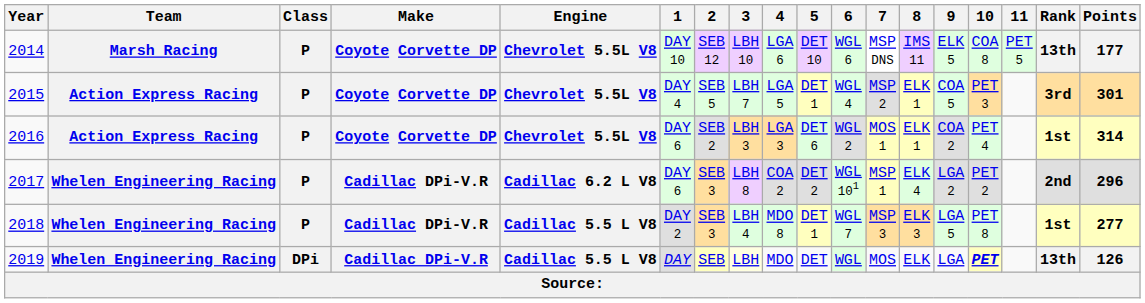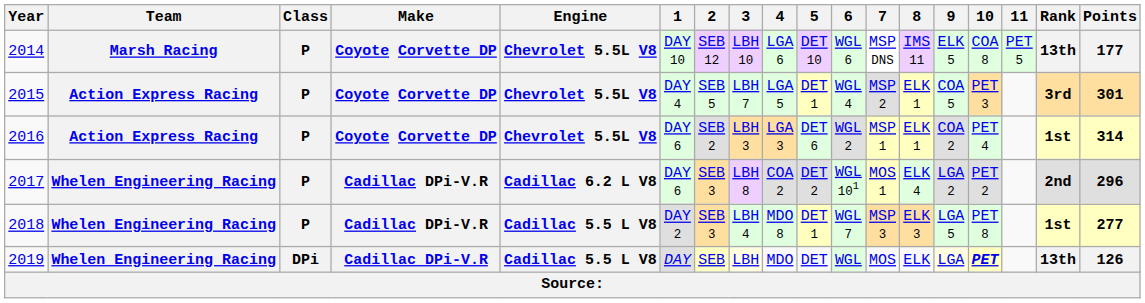(883, 137) MOS 1 -> (883, 137) MSP 1
(883, 180) MSP 1 -> (883, 180) MOS 1
(951, 259) no background -> (951, 259) lightyellow background
